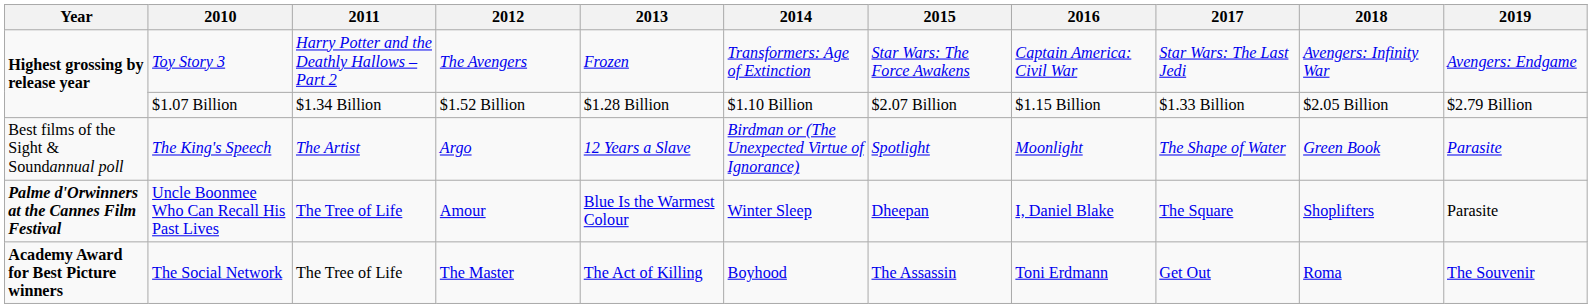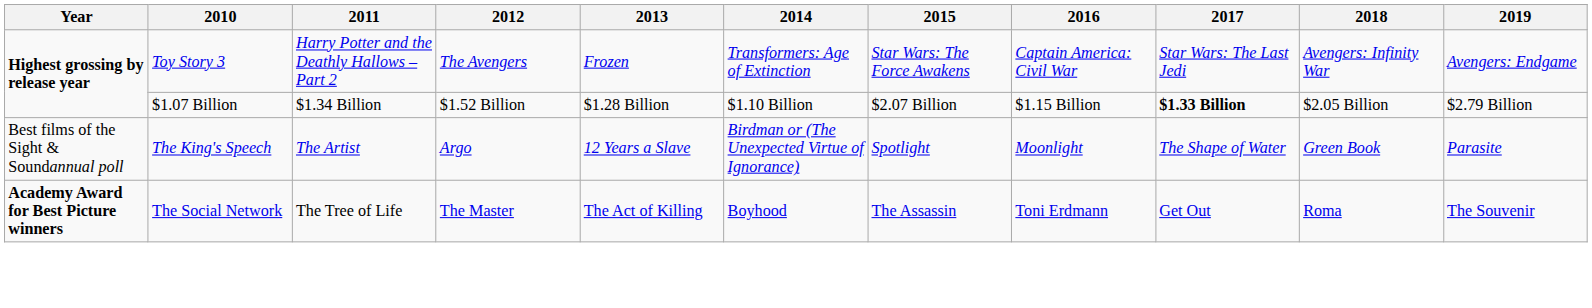(1202, 104) normal -> (1202, 104) bold
- row: (219, 210)
